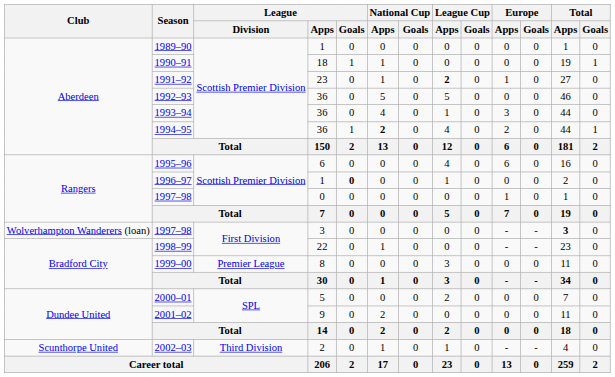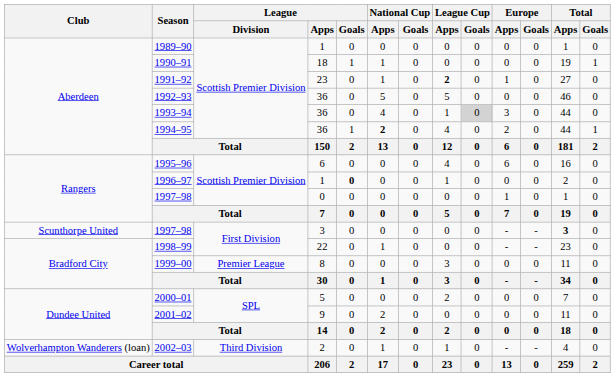(477, 113) no background -> (477, 113) lightgrey background
(78, 230) Wolverhampton Wanderers (loan) -> (78, 230) Scunthorpe United
(78, 347) Scunthorpe United -> (78, 347) Wolverhampton Wanderers (loan)
